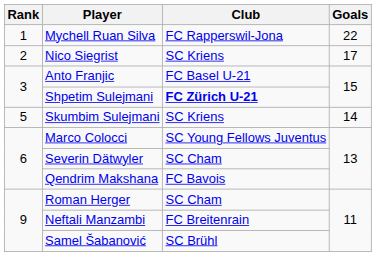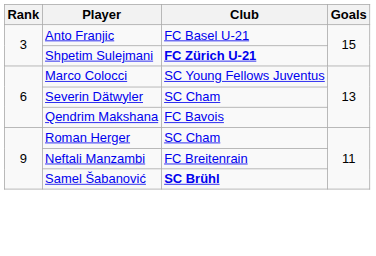- row: (100, 35)
- row: (81, 55)
- row: (102, 117)
(191, 240) normal -> (192, 179) bold
